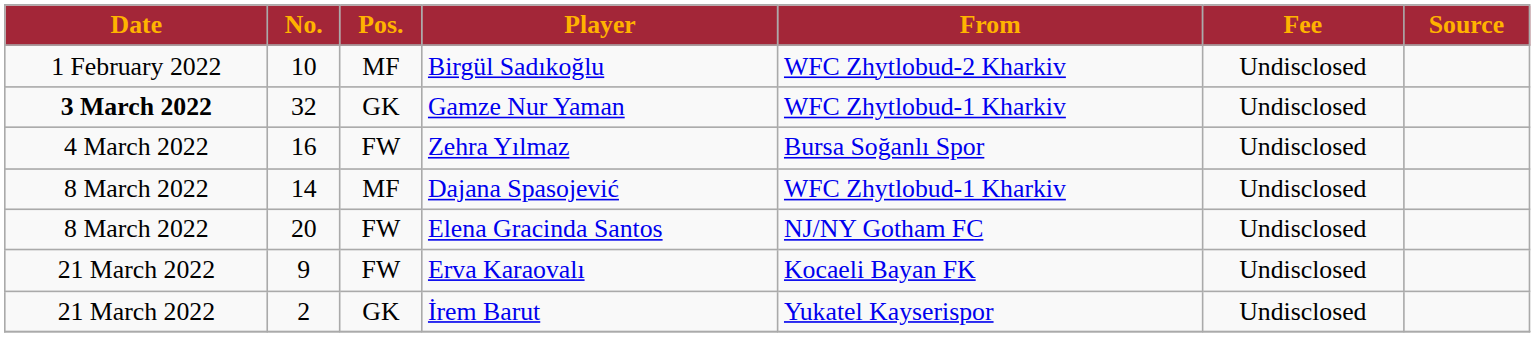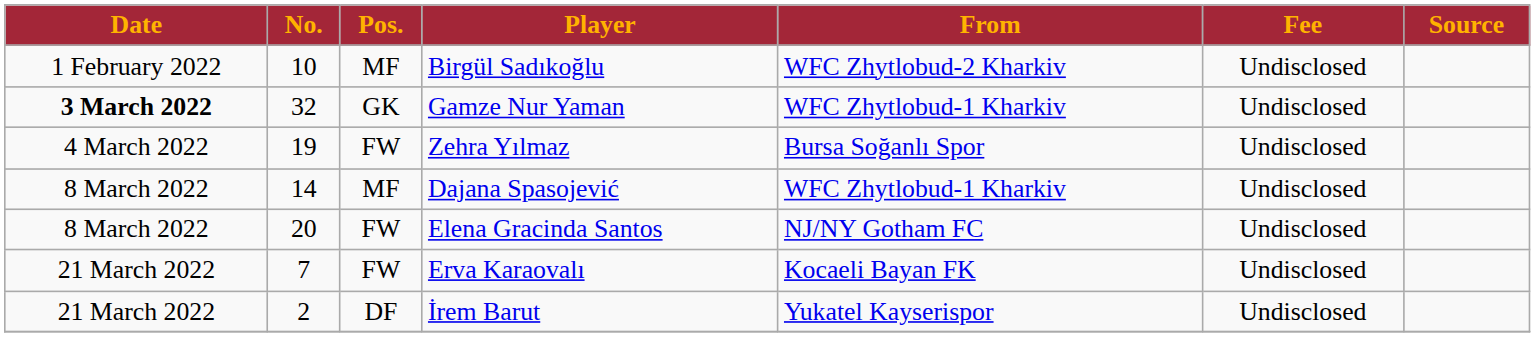(304, 147) 16 -> (304, 147) 19
(304, 270) 9 -> (304, 270) 7
(381, 310) GK -> (381, 310) DF
